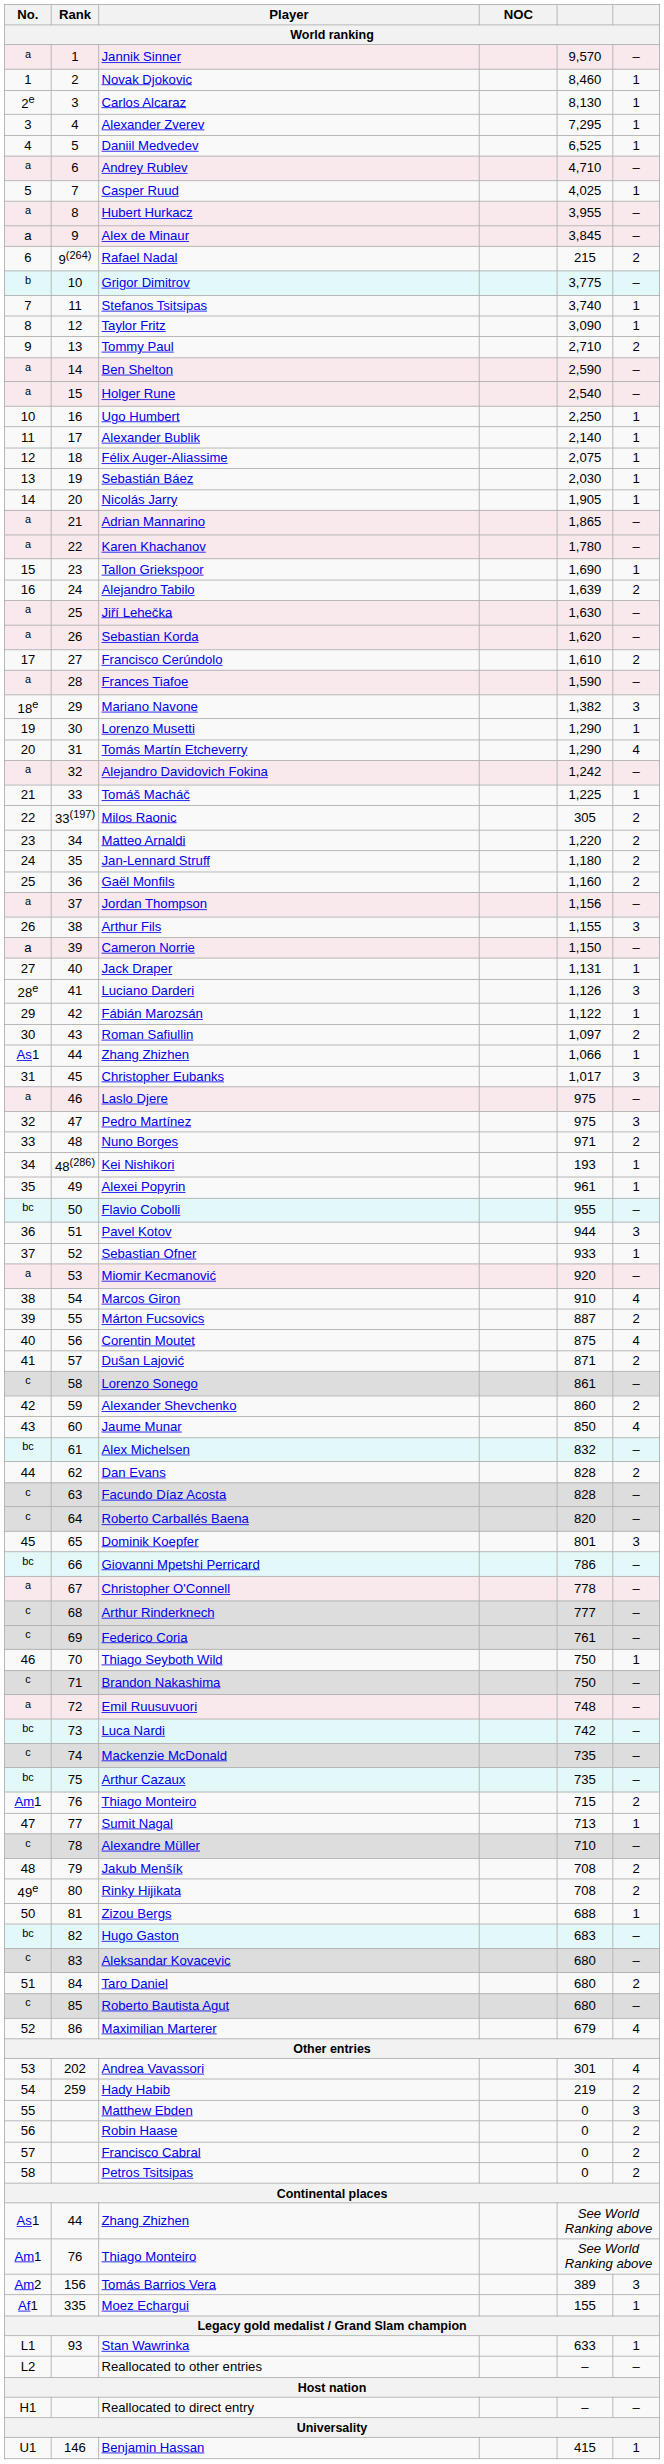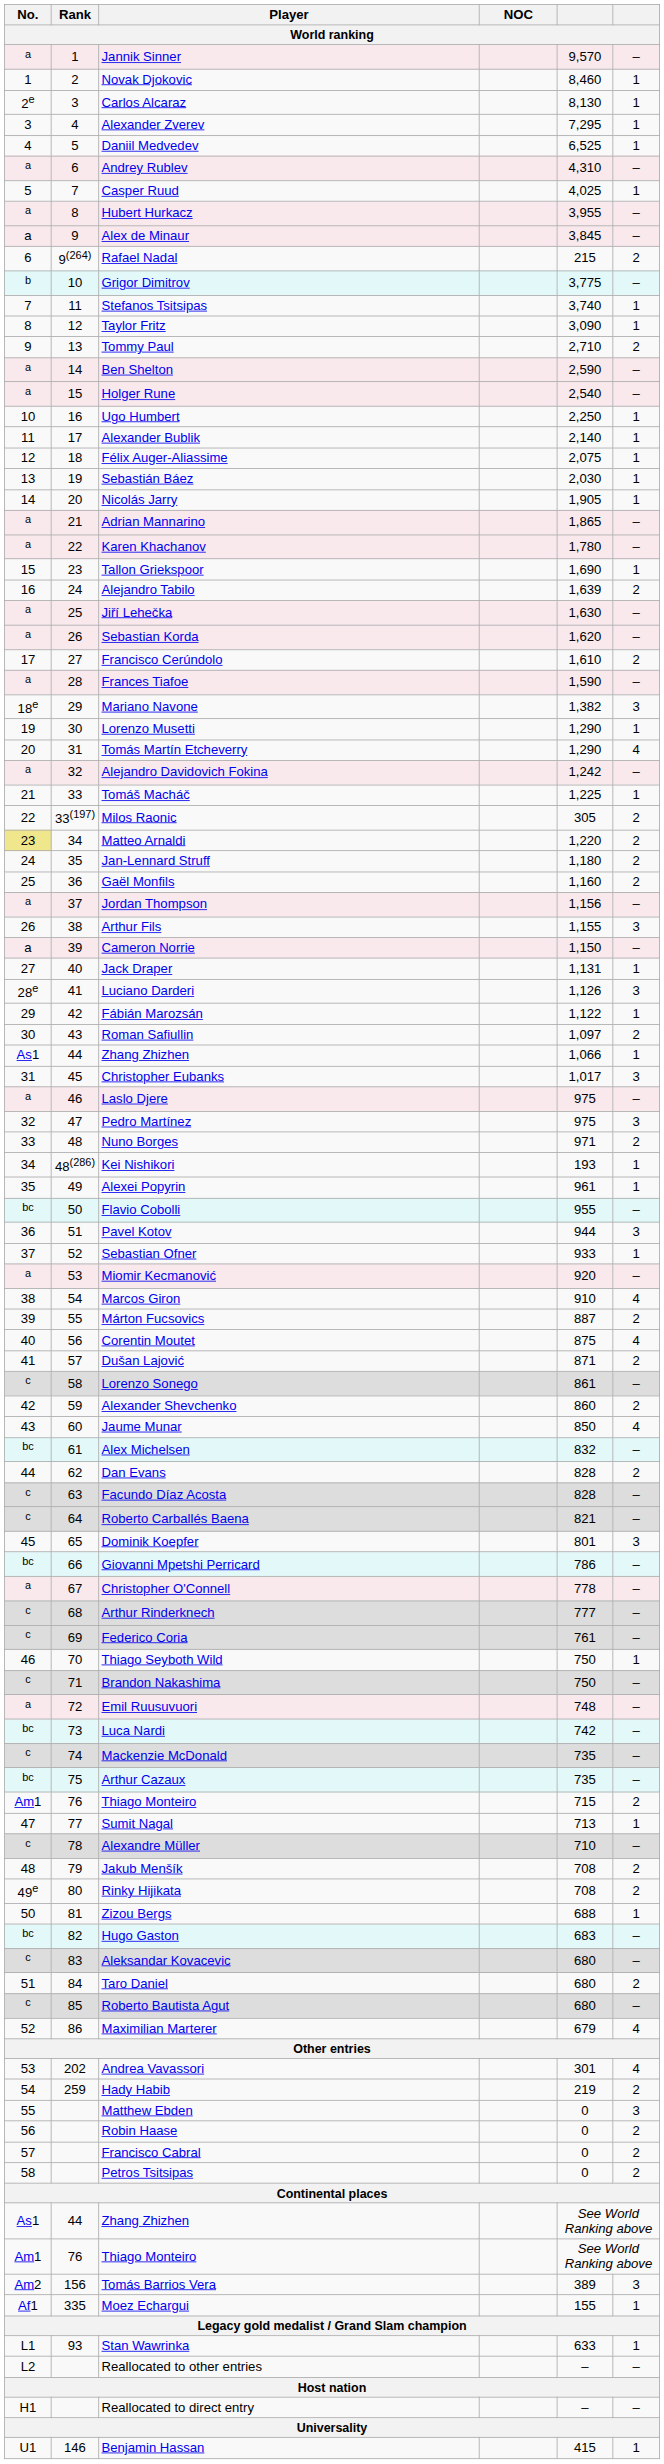(585, 168) 4,710 -> (585, 168) 4,310
(28, 840) no background -> (28, 840) khaki background
(585, 1519) 820 -> (585, 1519) 821
